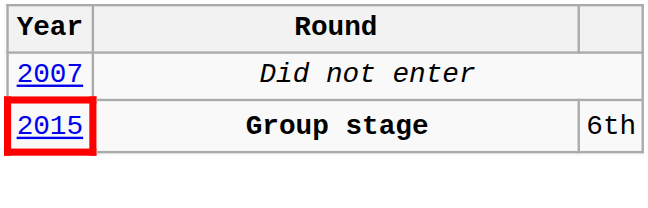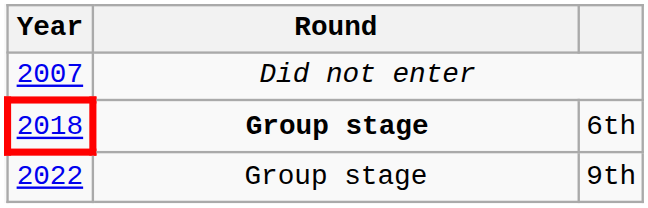(50, 126) 2015 -> (50, 126) 2018
+ row: (611, 176)
